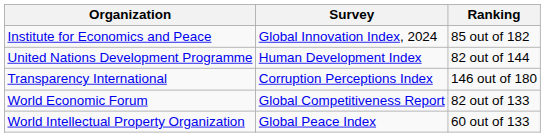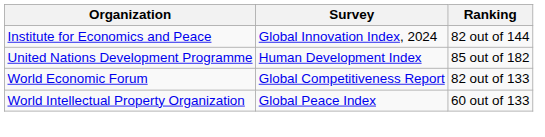(490, 36) 85 out of 182 -> (490, 36) 82 out of 144
(490, 57) 82 out of 144 -> (490, 57) 85 out of 182
- row: (87, 79)
